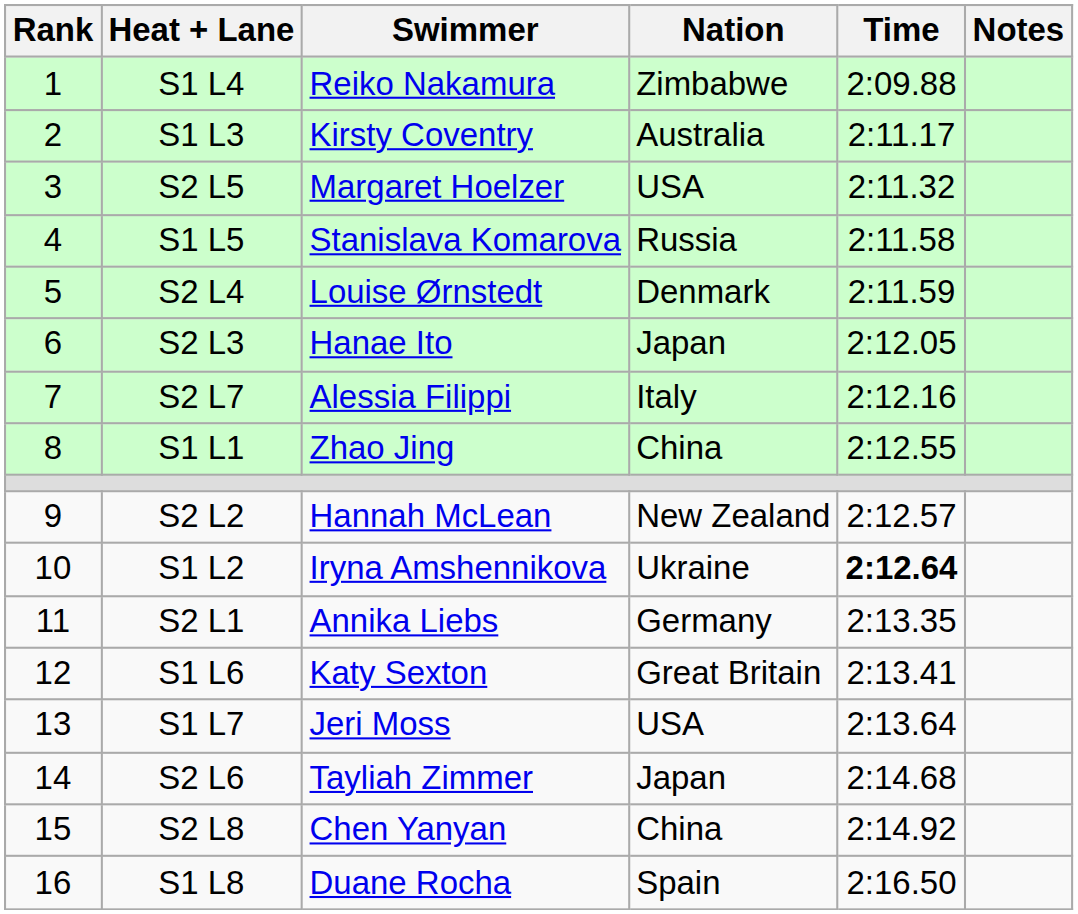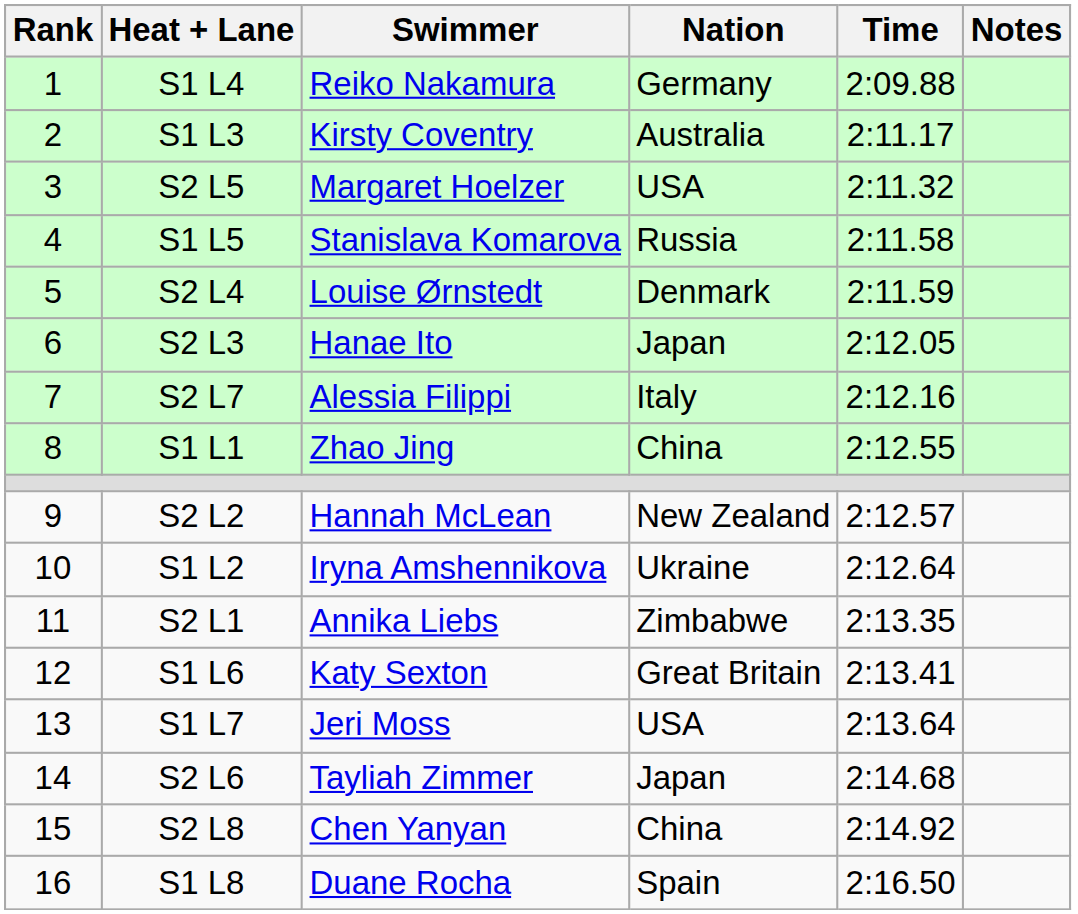(712, 82) Zimbabwe -> (704, 82) Germany
(902, 568) bold -> (901, 568) normal
(704, 620) Germany -> (712, 620) Zimbabwe
